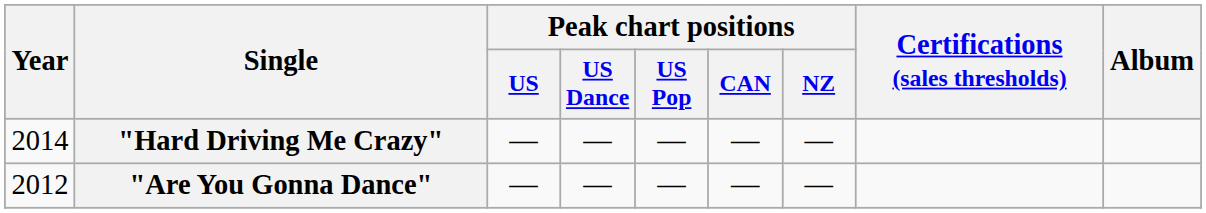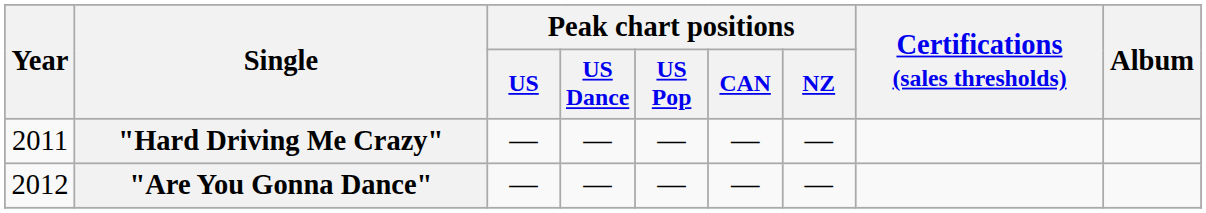(40, 140) 2014 -> (40, 140) 2011
